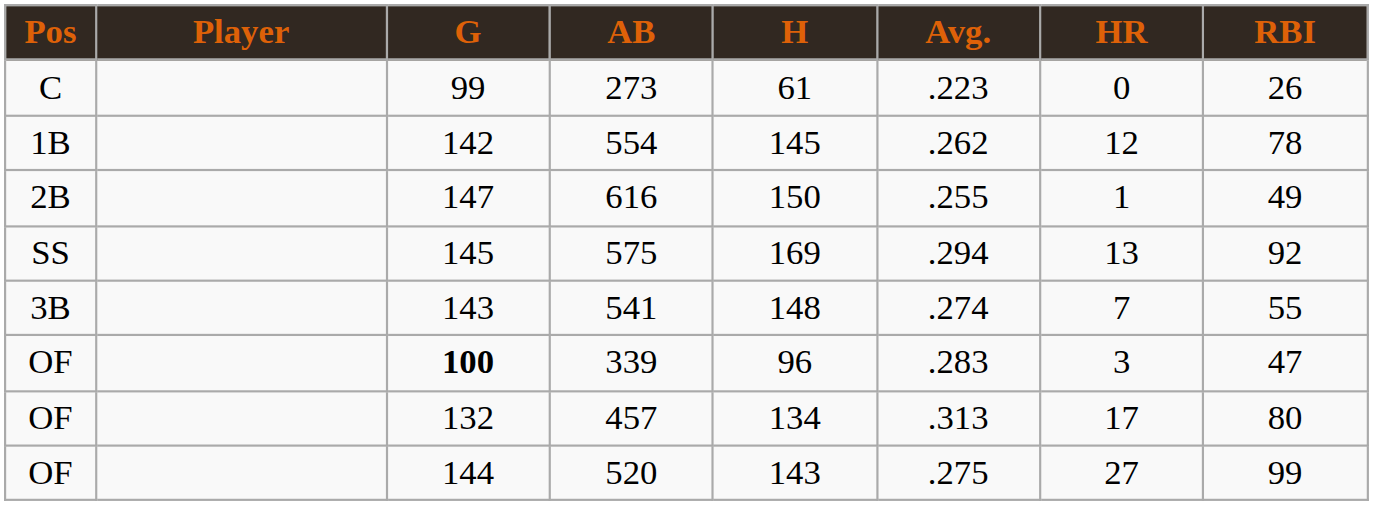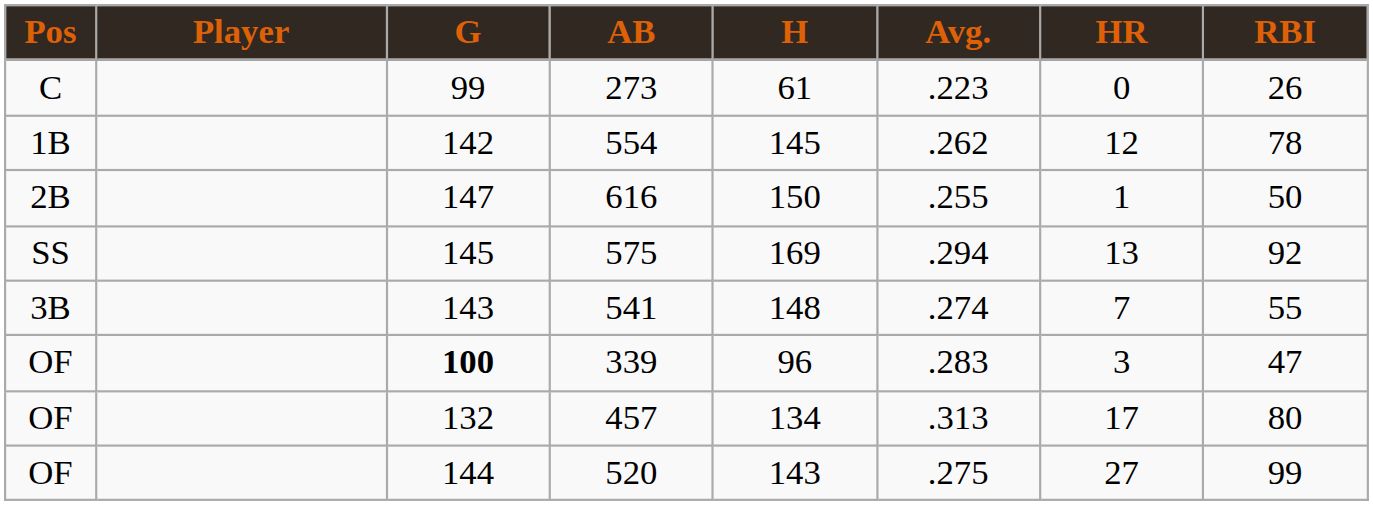(1285, 197) 49 -> (1285, 197) 50
